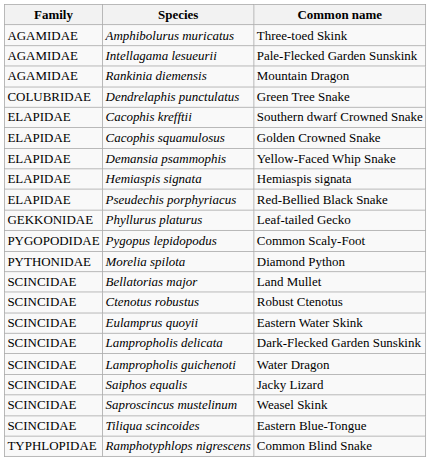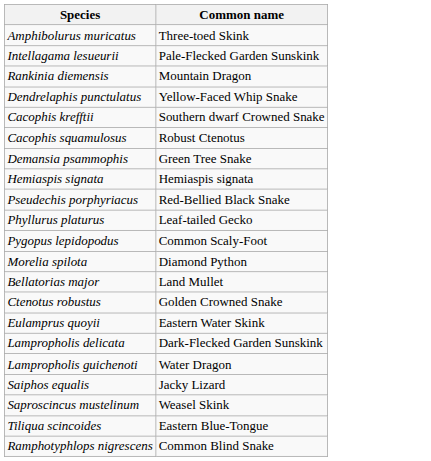- column: (53, 14)
(303, 96) Green Tree Snake -> (228, 96) Yellow-Faced Whip Snake
(319, 138) Golden Crowned Snake -> (202, 138) Robust Ctenotus
(326, 158) Yellow-Faced Whip Snake -> (205, 158) Green Tree Snake
(300, 302) Robust Ctenotus -> (221, 302) Golden Crowned Snake
